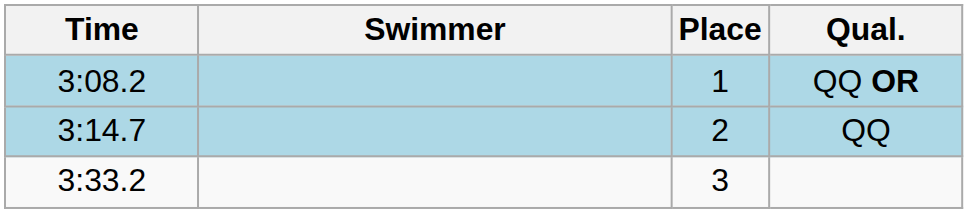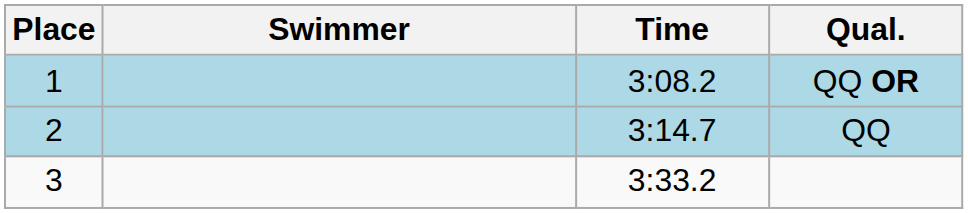columns swapped: (720, 29) <-> (102, 29)
